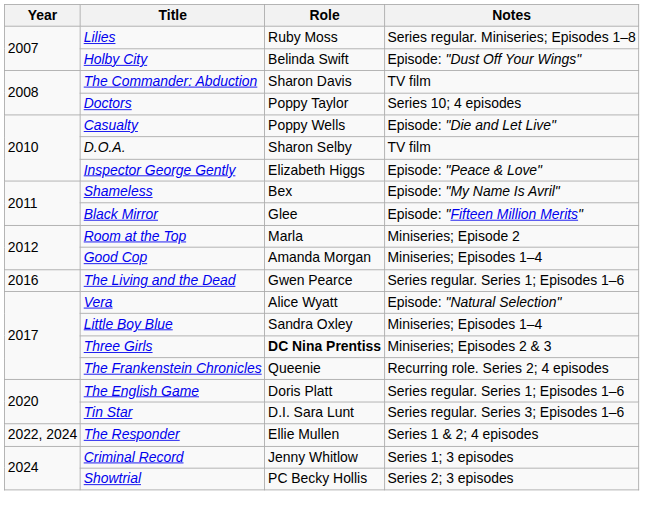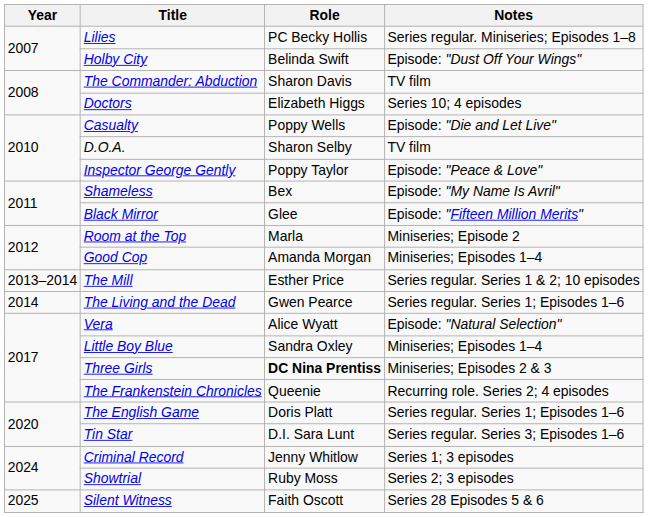(303, 37) Ruby Moss -> (318, 37) PC Becky Hollis
(308, 103) Poppy Taylor -> (316, 103) Elizabeth Higgs
(316, 170) Elizabeth Higgs -> (308, 170) Poppy Taylor
+ row: (108, 280)
(23, 280) 2016 -> (23, 302) 2014
- row: (132, 434)
(318, 479) PC Becky Hollis -> (303, 479) Ruby Moss
+ row: (128, 501)
